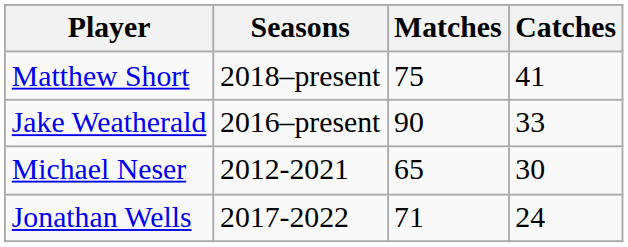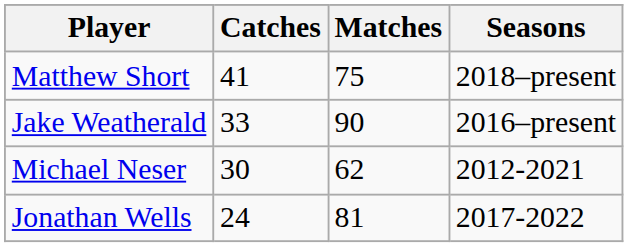columns swapped: (300, 28) <-> (566, 28)
(409, 169) 65 -> (349, 169) 62
(409, 216) 71 -> (349, 216) 81
